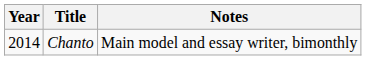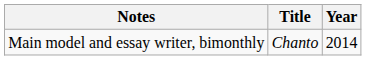columns swapped: (24, 17) <-> (229, 17)
